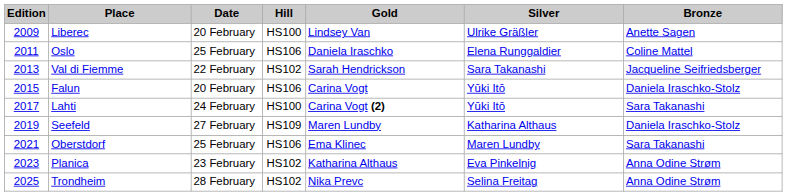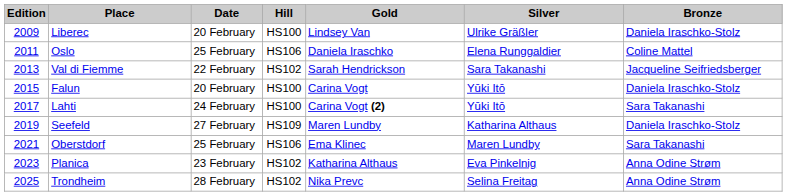(661, 32) Anette Sagen -> (683, 32) Daniela Iraschko-Stolz
(284, 88) HS106 -> (284, 88) HS100
